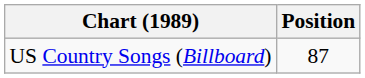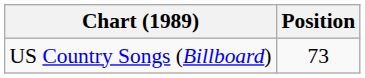(318, 55) 87 -> (318, 55) 73
